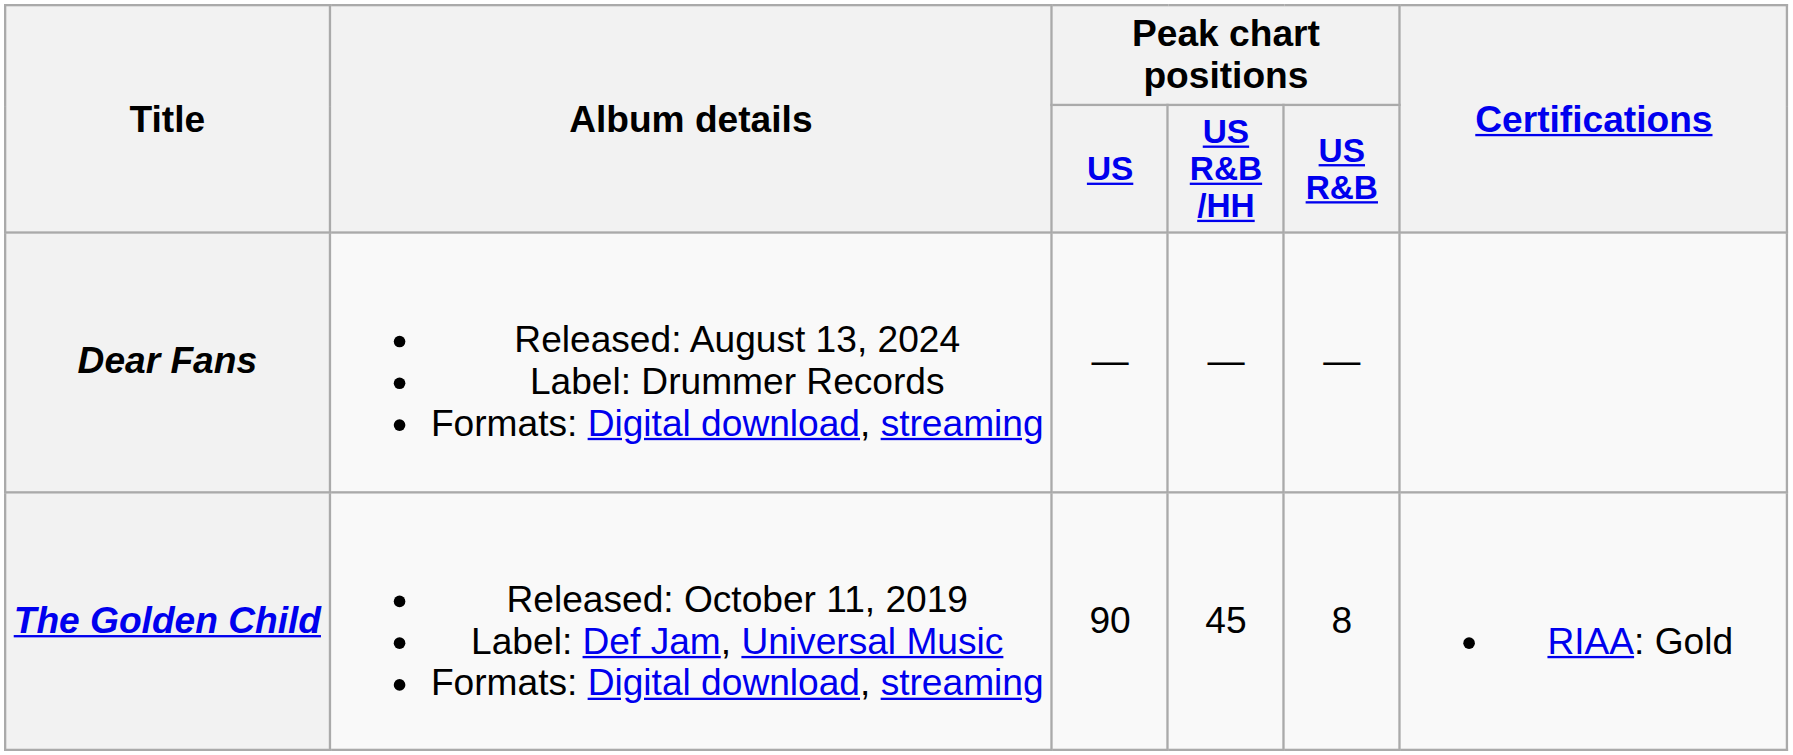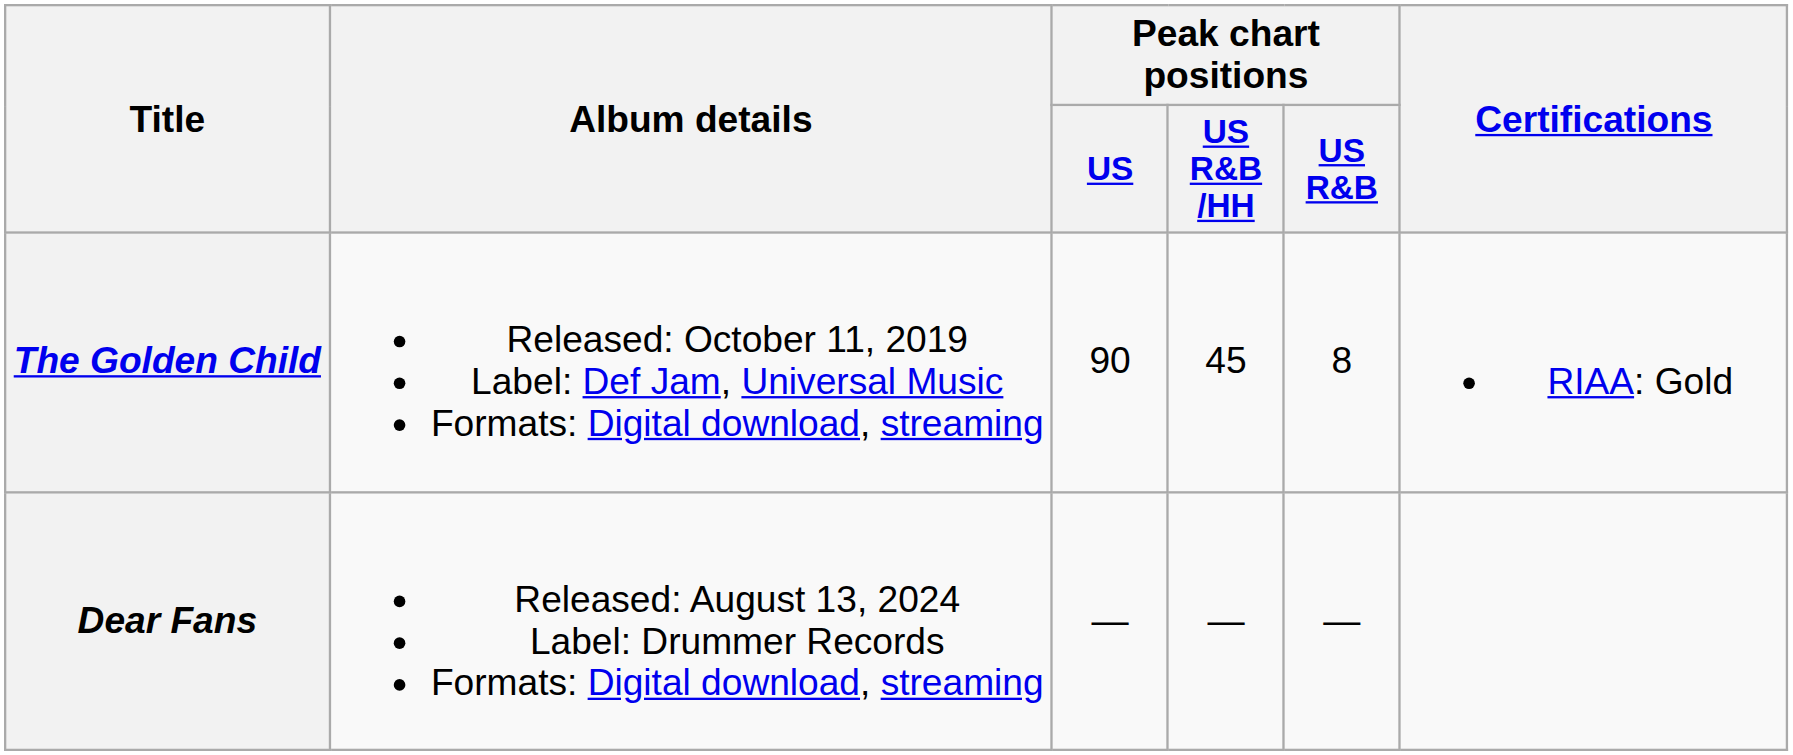rows swapped: (167, 619) <-> (167, 361)
